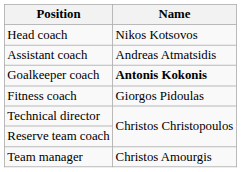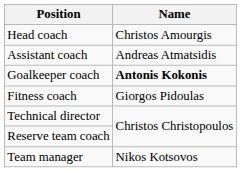(157, 34) Nikos Kotsovos -> (164, 34) Christos Amourgis
(164, 156) Christos Amourgis -> (157, 156) Nikos Kotsovos
